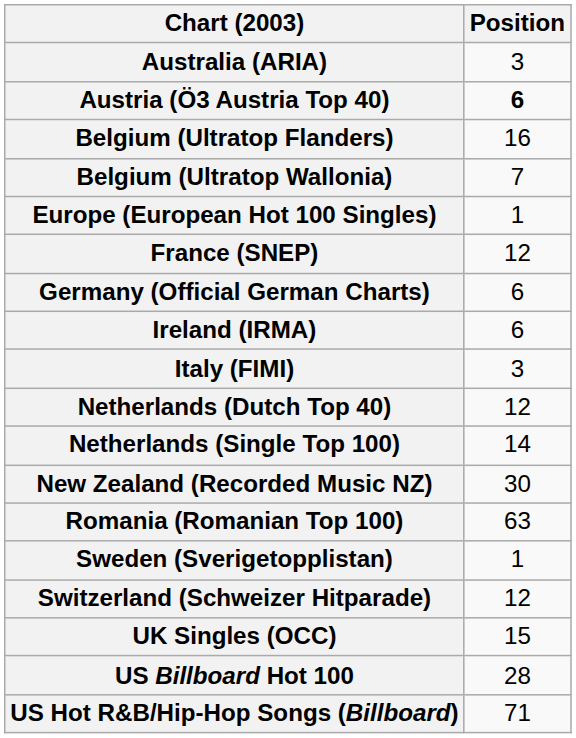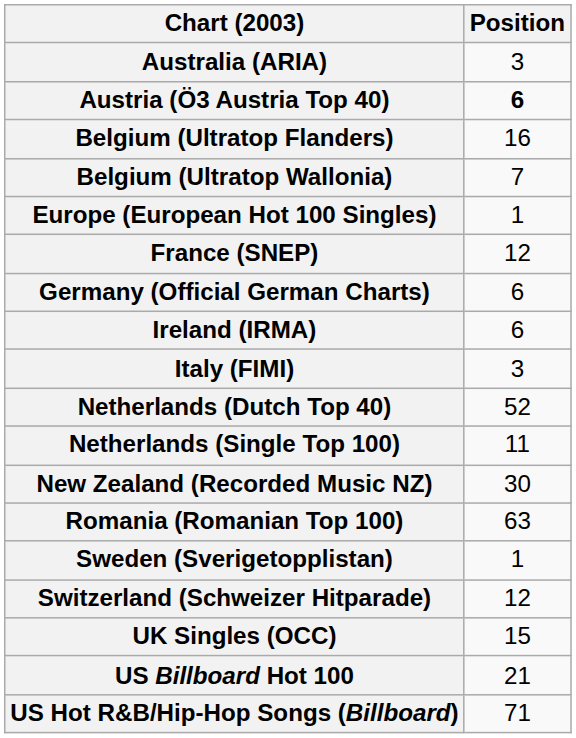(517, 406) 12 -> (517, 406) 52
(517, 445) 14 -> (517, 445) 11
(517, 675) 28 -> (517, 675) 21
